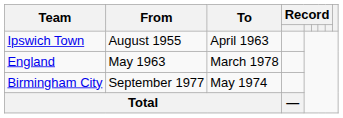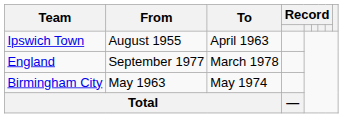(137, 61) May 1963 -> (156, 61) September 1977
(156, 82) September 1977 -> (137, 82) May 1963
